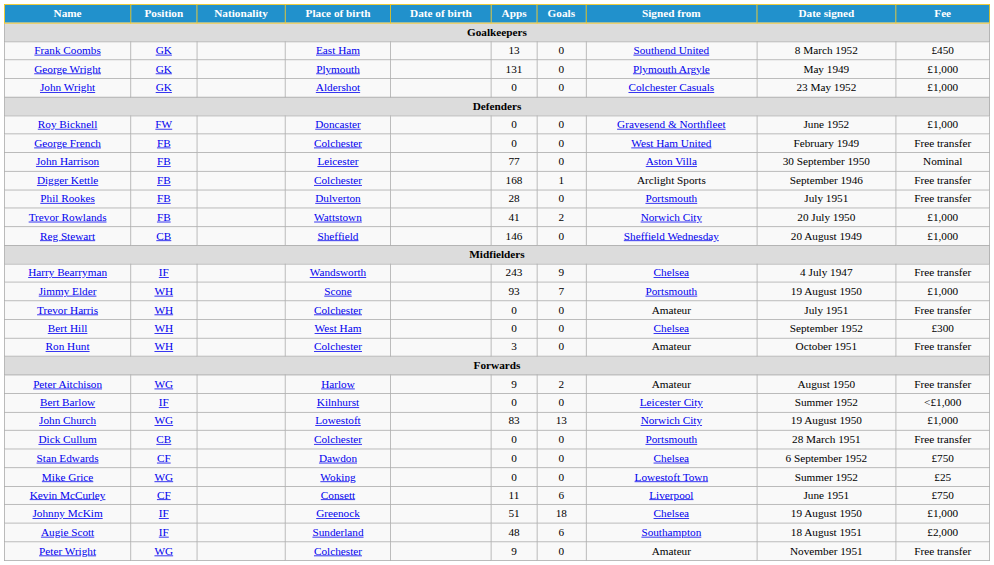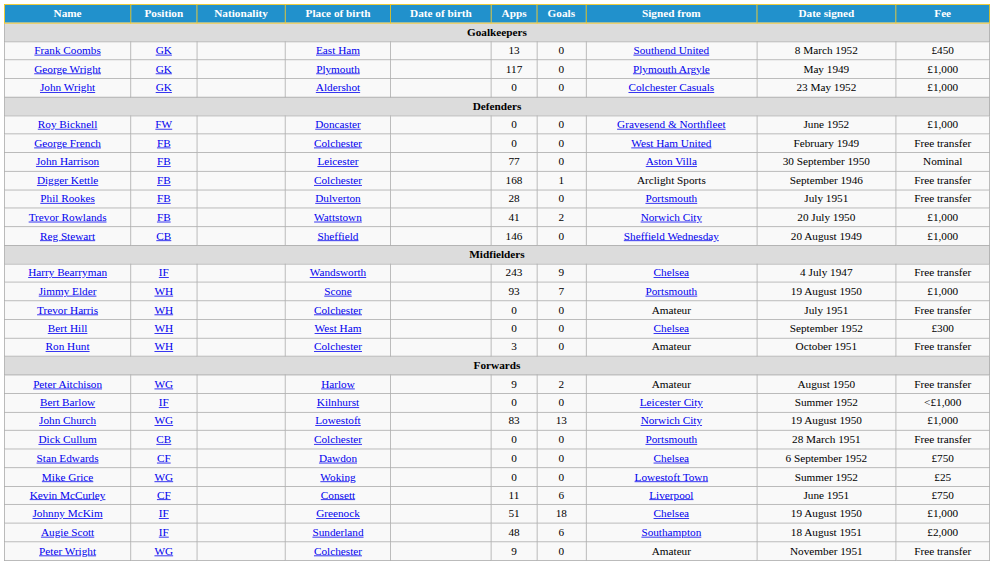(514, 69) 131 -> (514, 69) 117
